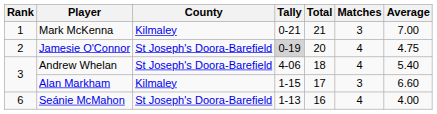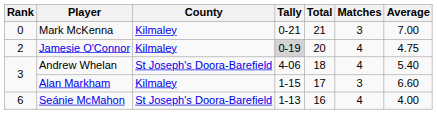(20, 30) 1 -> (20, 30) 0
(204, 48) St Joseph's Doora-Barefield -> (156, 48) Kilmaley
